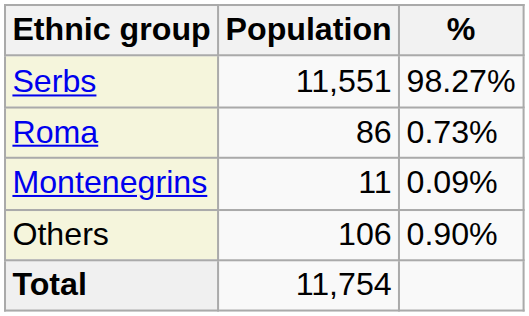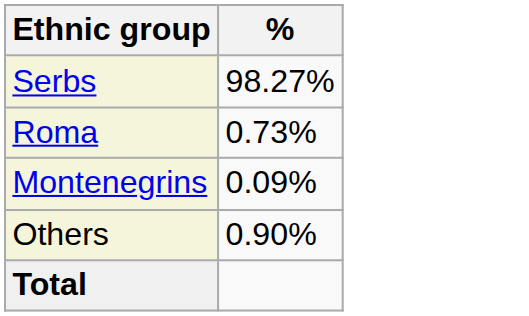- column: (309, 30)
